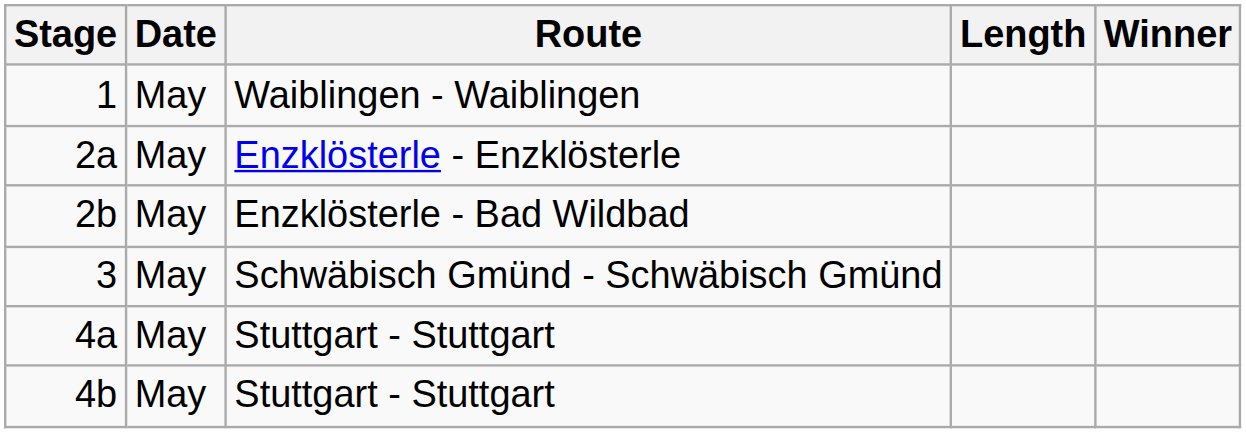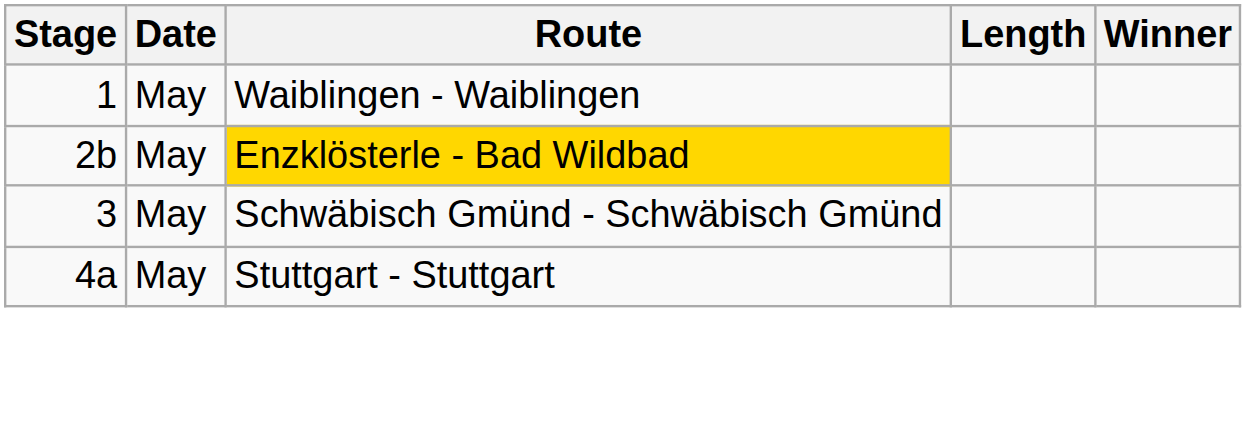- row: (96, 154)
(462, 214) no background -> (462, 154) gold background
- row: (96, 395)
